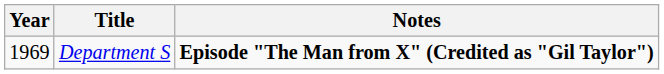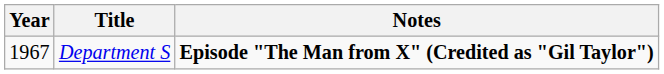(29, 52) 1969 -> (29, 52) 1967
